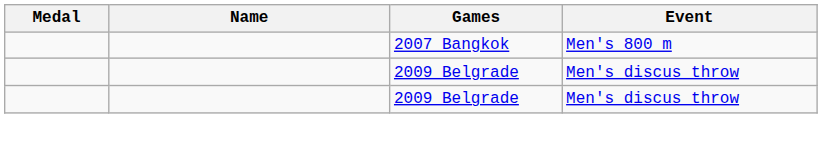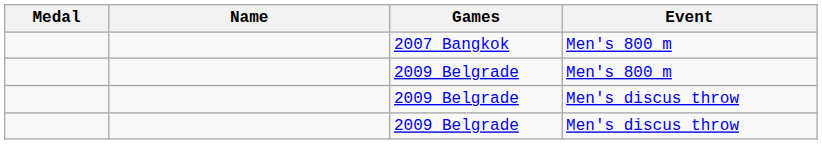+ row: (456, 72)
